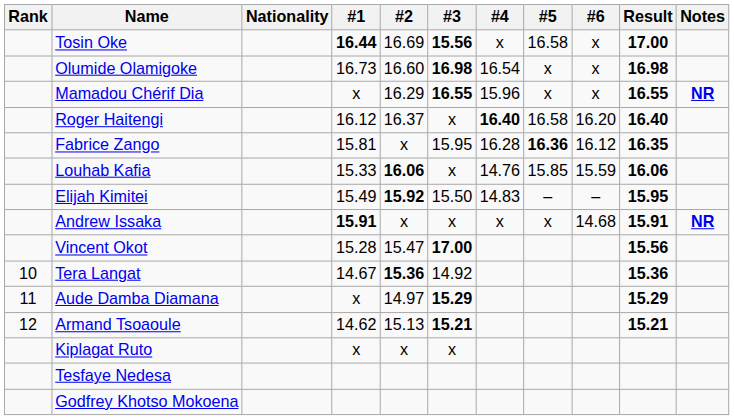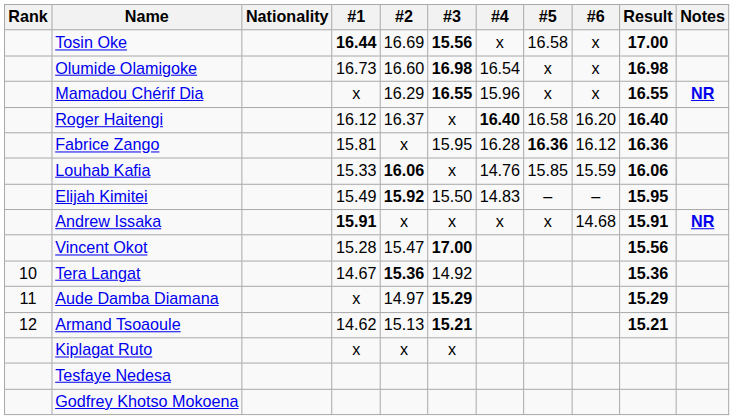(648, 145) 16.35 -> (648, 145) 16.36
